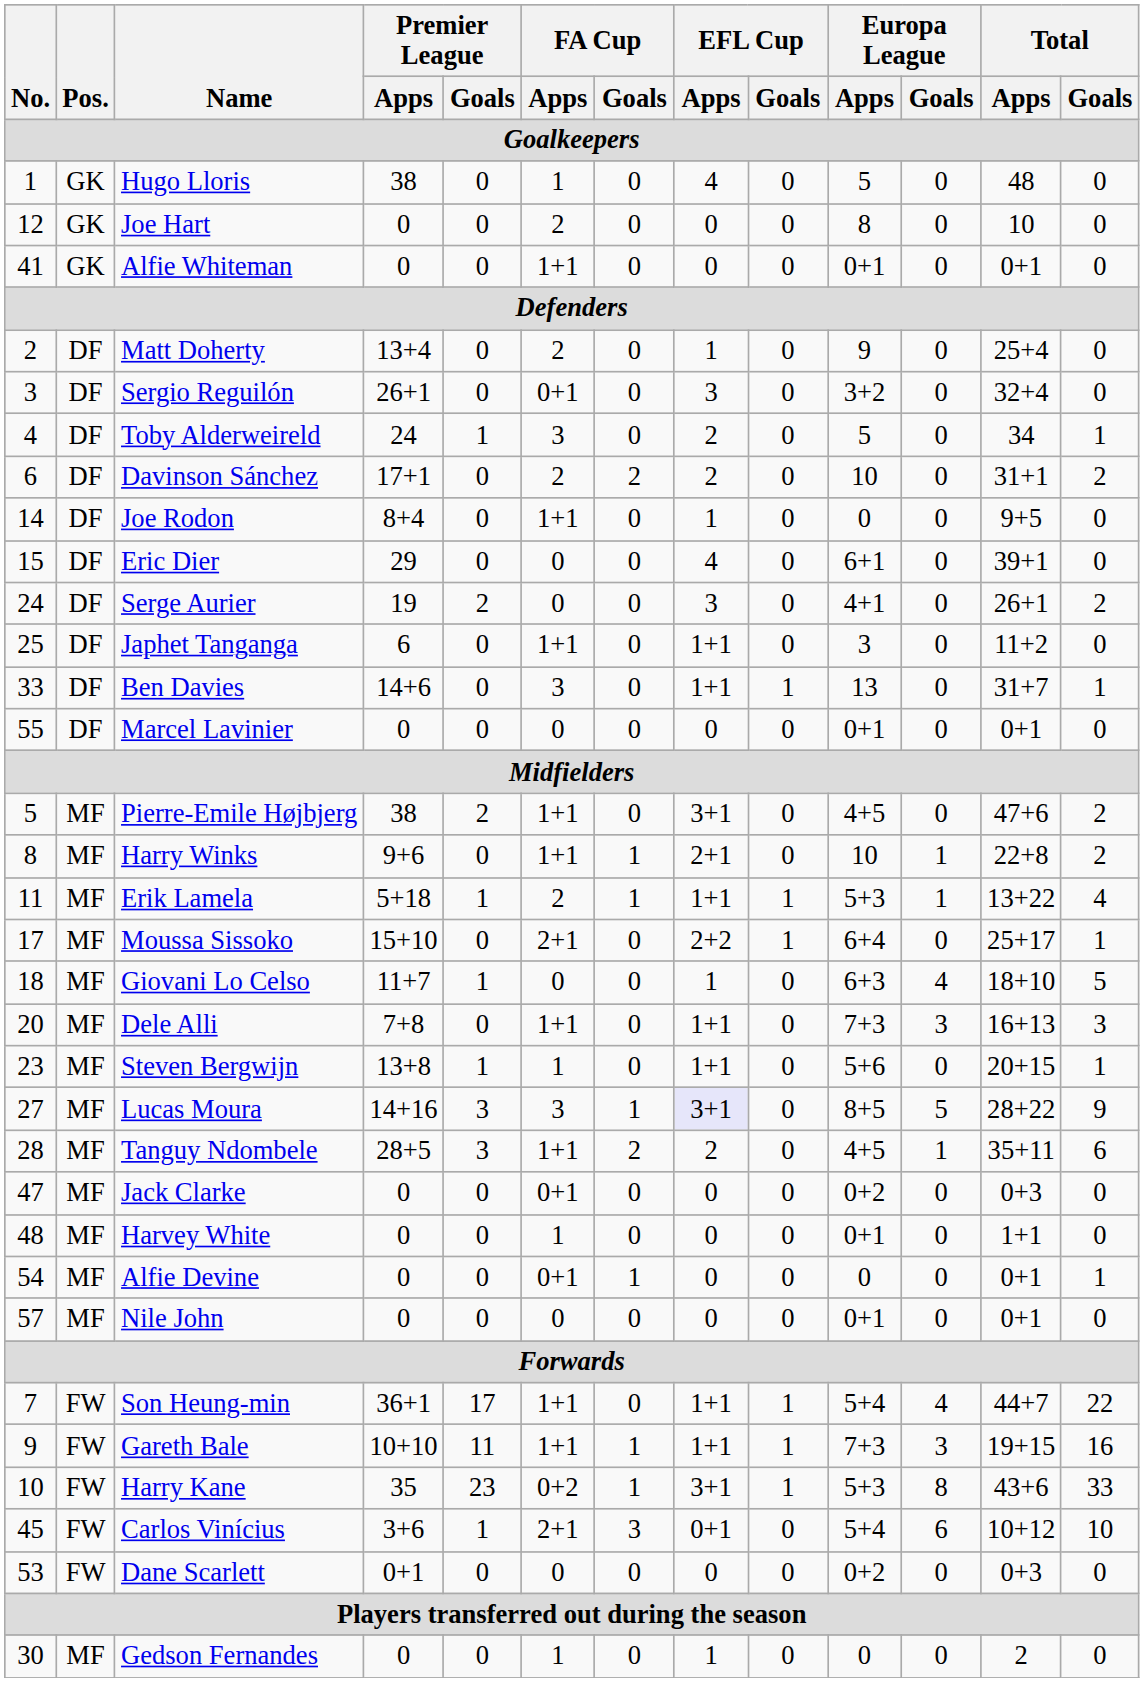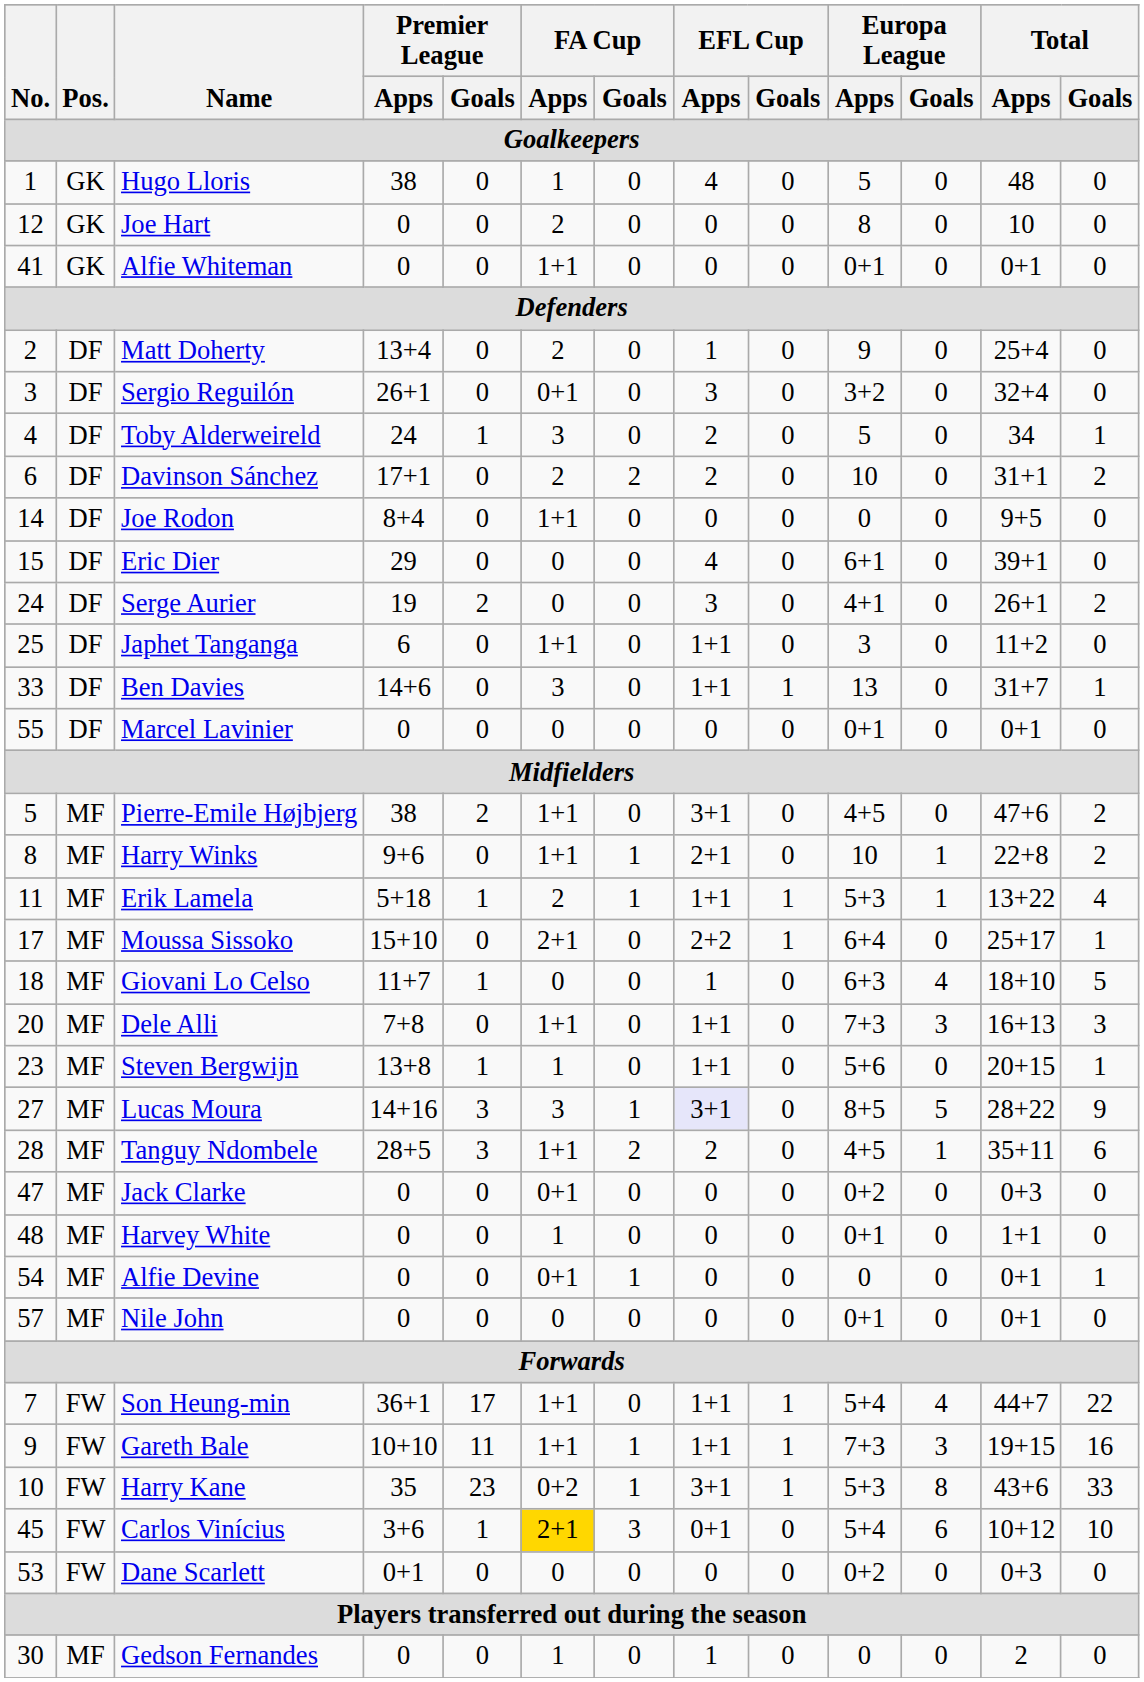(711, 518) 1 -> (711, 518) 0
(558, 1529) no background -> (558, 1529) gold background
